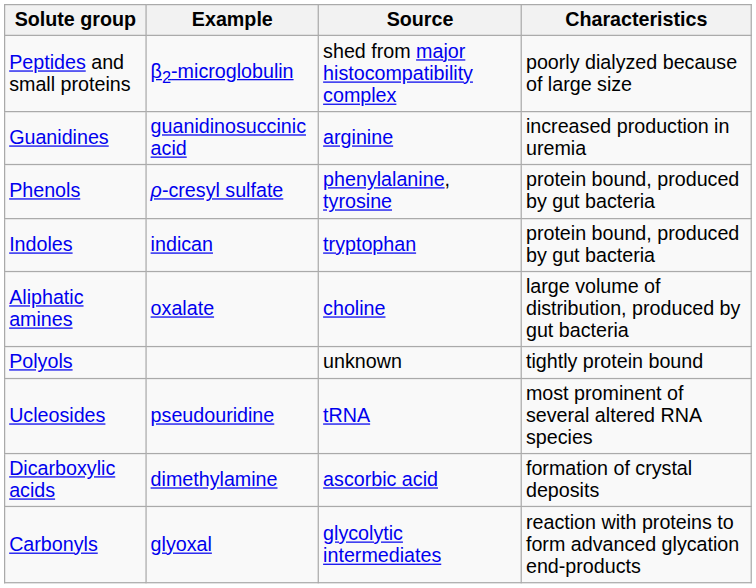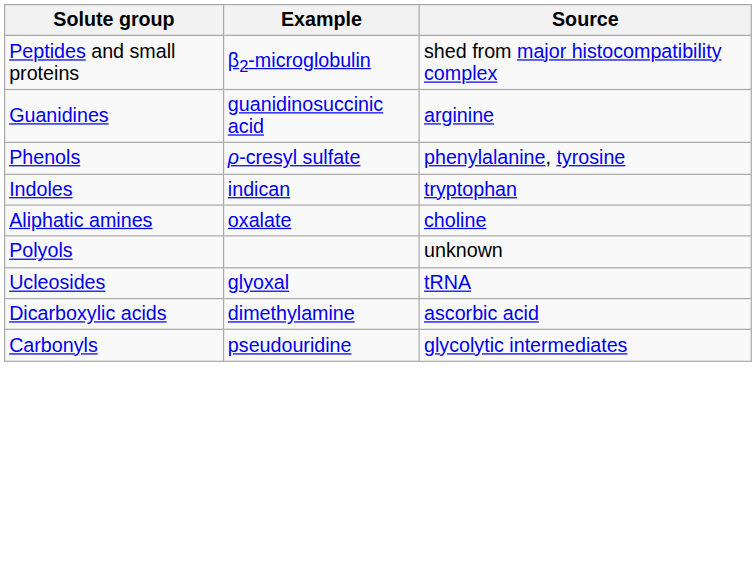- column: (636, 20)
(212, 415) pseudouridine -> (258, 282) glyoxal
(181, 544) glyoxal -> (290, 345) pseudouridine
